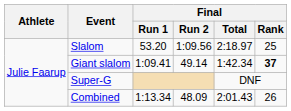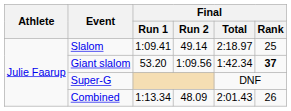(153, 47) 53.20 -> (153, 47) 1:09.41
(194, 47) 1:09.56 -> (194, 47) 49.14
(153, 64) 1:09.41 -> (153, 64) 53.20
(194, 64) 49.14 -> (194, 64) 1:09.56
